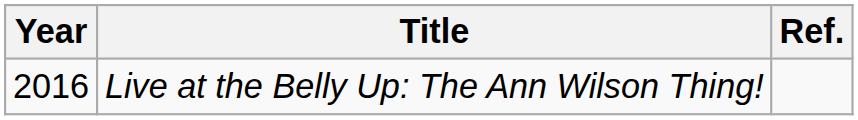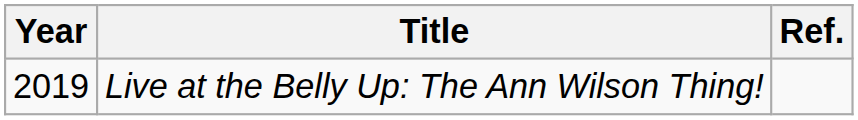(51, 85) 2016 -> (51, 85) 2019
